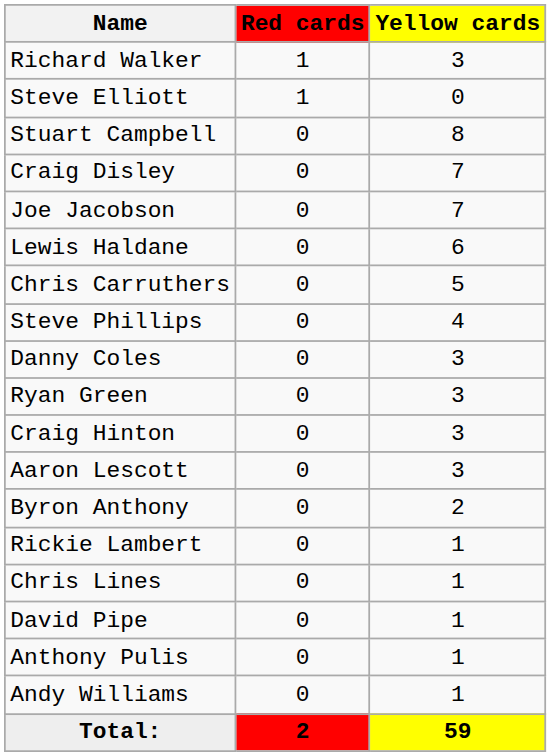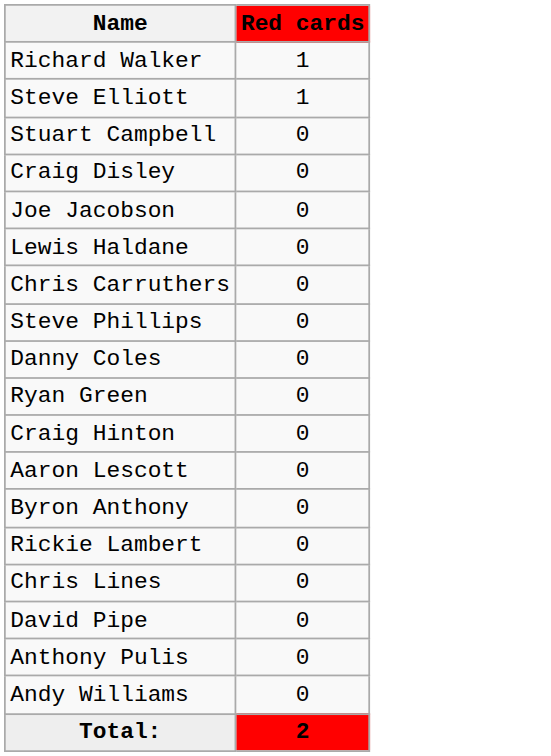- column: (458, 24)
